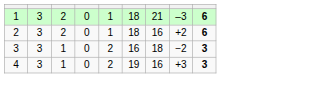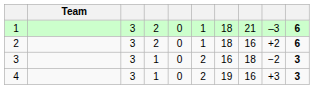+ column: (74, 12)
